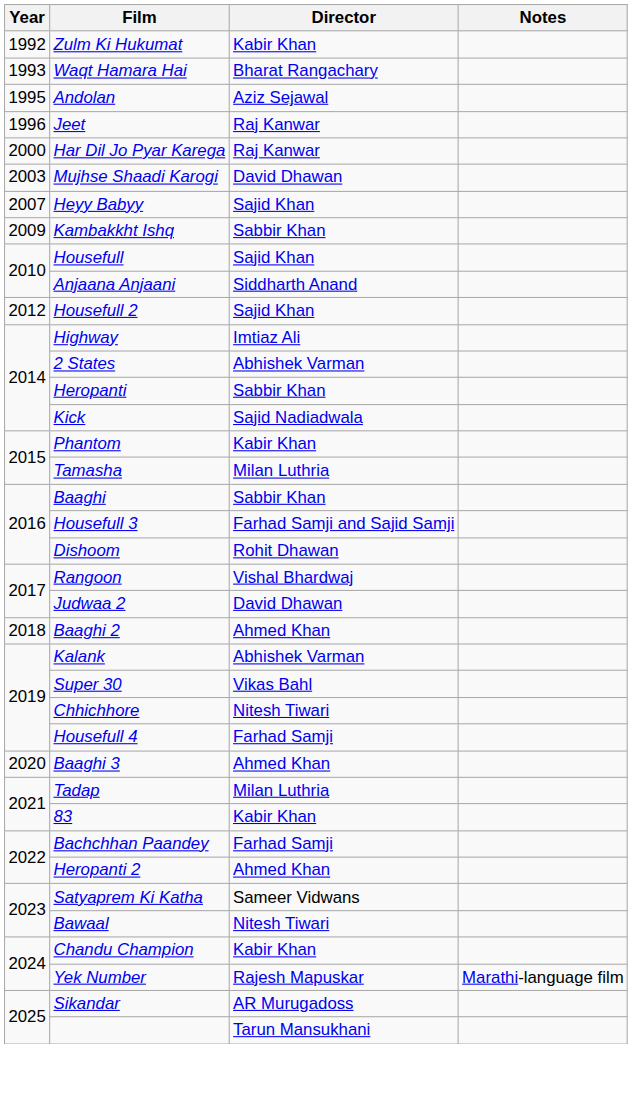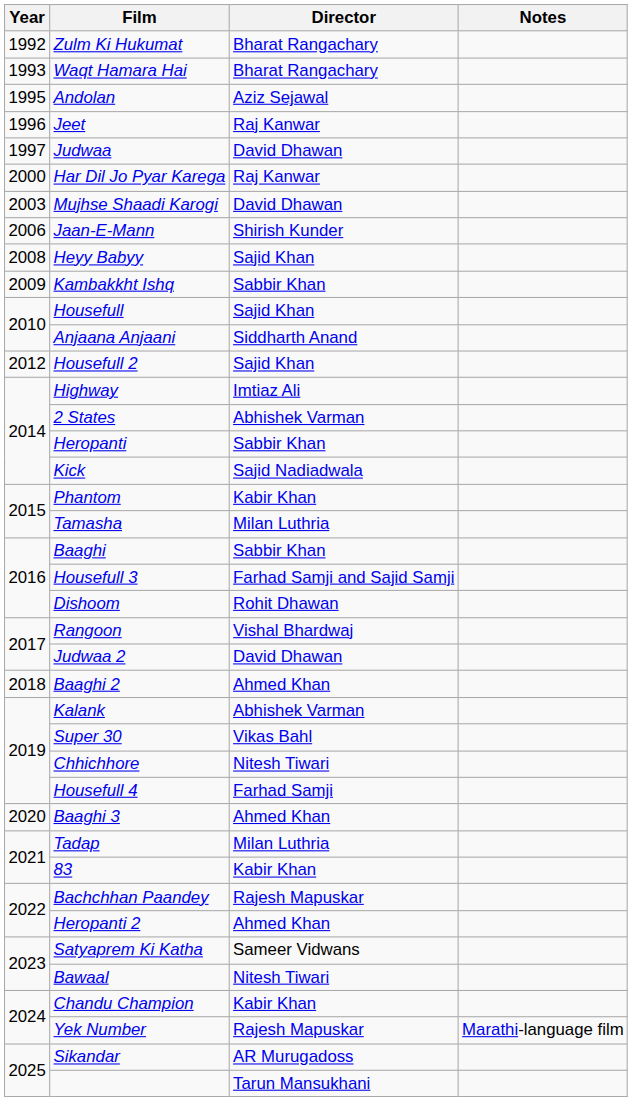(275, 44) Kabir Khan -> (305, 44) Bharat Rangachary
+ row: (82, 151)
+ row: (104, 230)
(27, 204) 2007 -> (27, 257) 2008
(283, 843) Farhad Samji -> (298, 897) Rajesh Mapuskar
